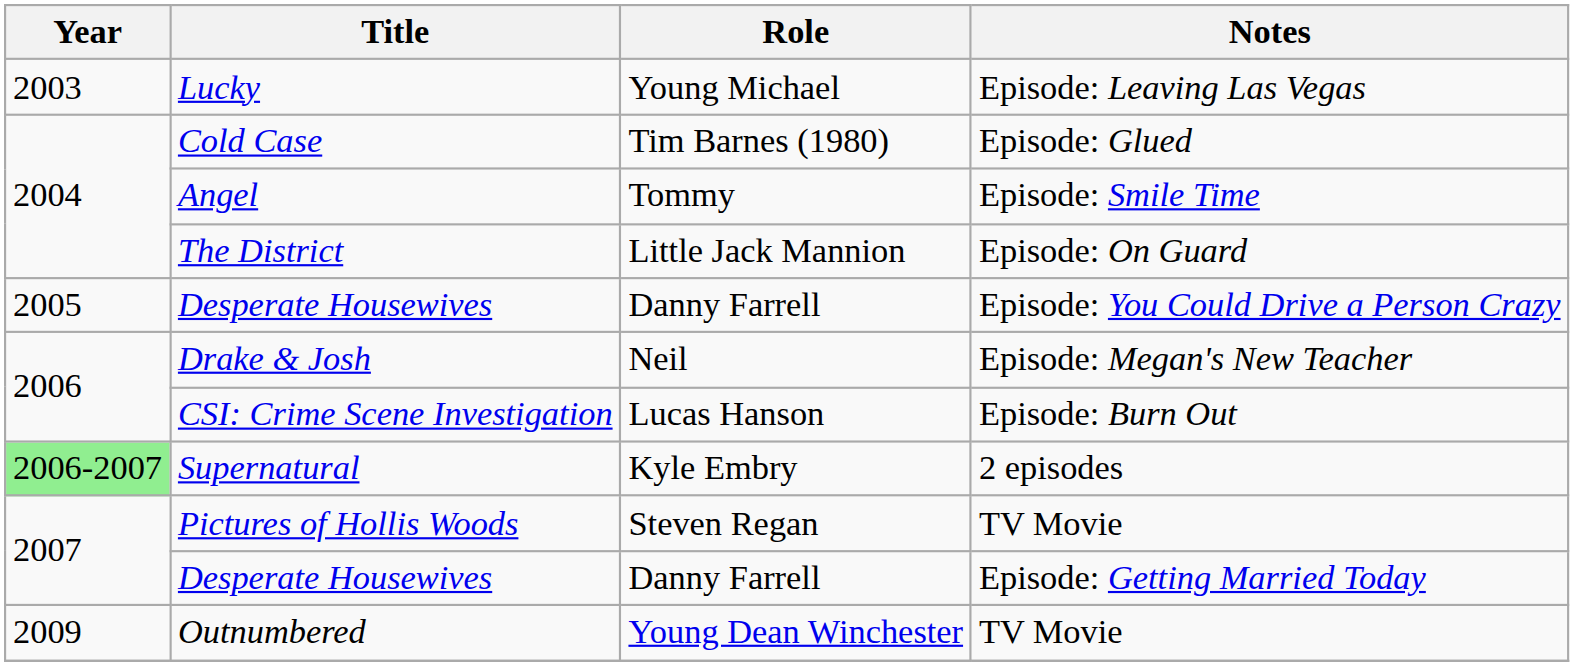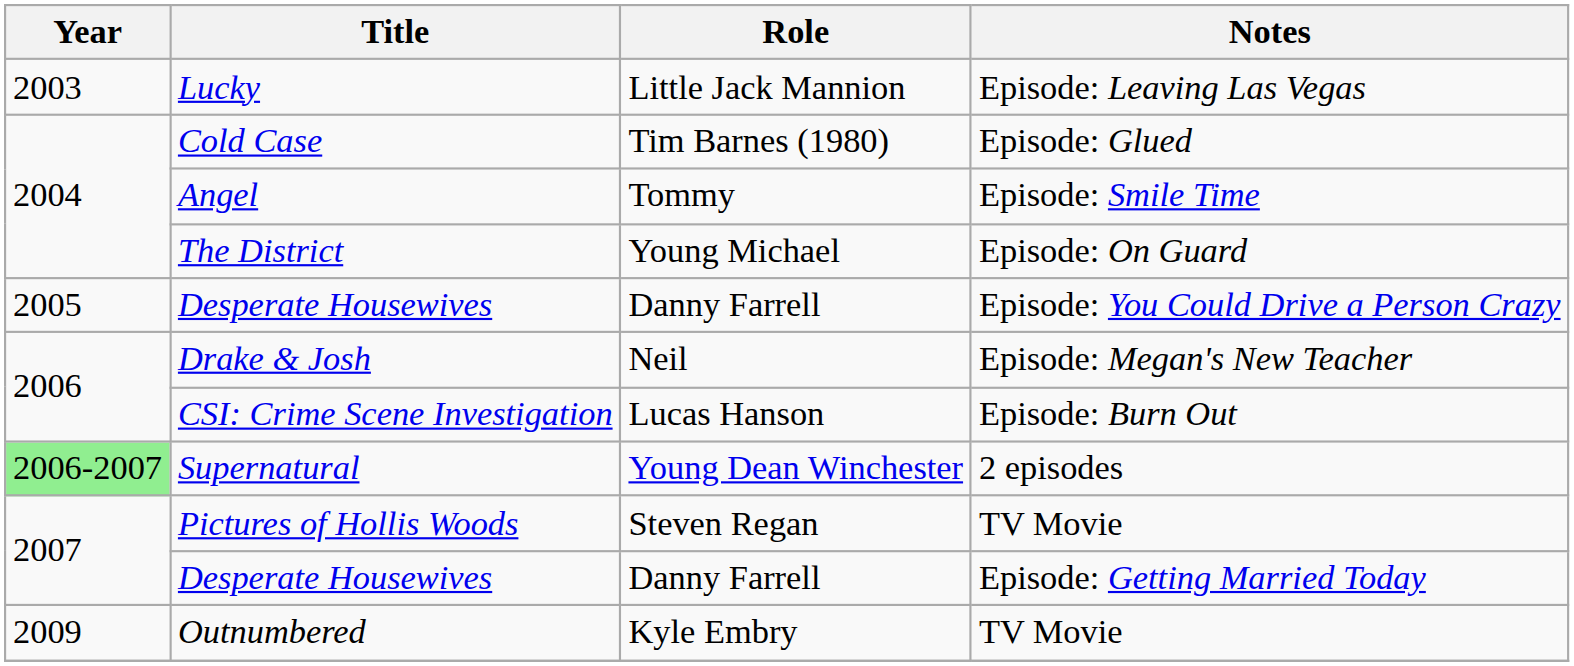(734, 86) Young Michael -> (767, 86) Little Jack Mannion
(767, 250) Little Jack Mannion -> (734, 250) Young Michael
(713, 468) Kyle Embry -> (796, 468) Young Dean Winchester
(796, 631) Young Dean Winchester -> (713, 631) Kyle Embry
